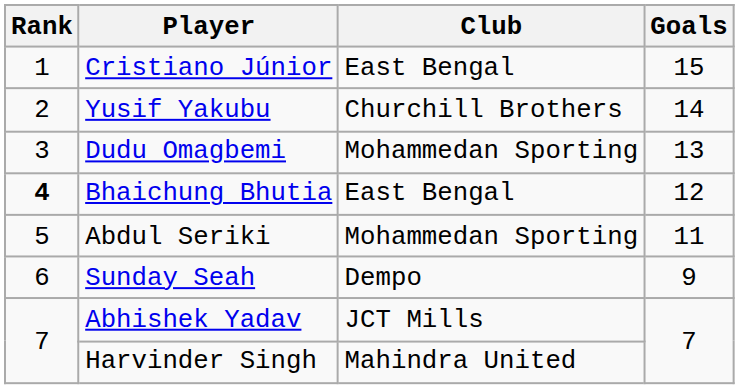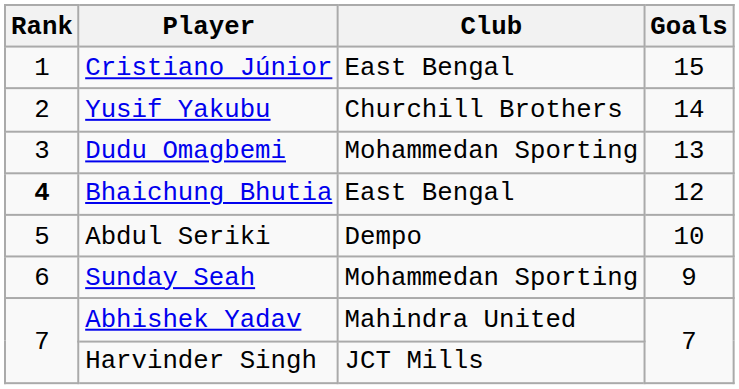(491, 236) Mohammedan Sporting -> (383, 236) Dempo
(689, 236) 11 -> (689, 236) 10
(383, 278) Dempo -> (491, 278) Mohammedan Sporting
(414, 320) JCT Mills -> (460, 320) Mahindra United
(460, 362) Mahindra United -> (414, 362) JCT Mills
